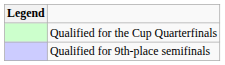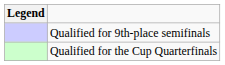rows swapped: (134, 32) <-> (130, 51)
